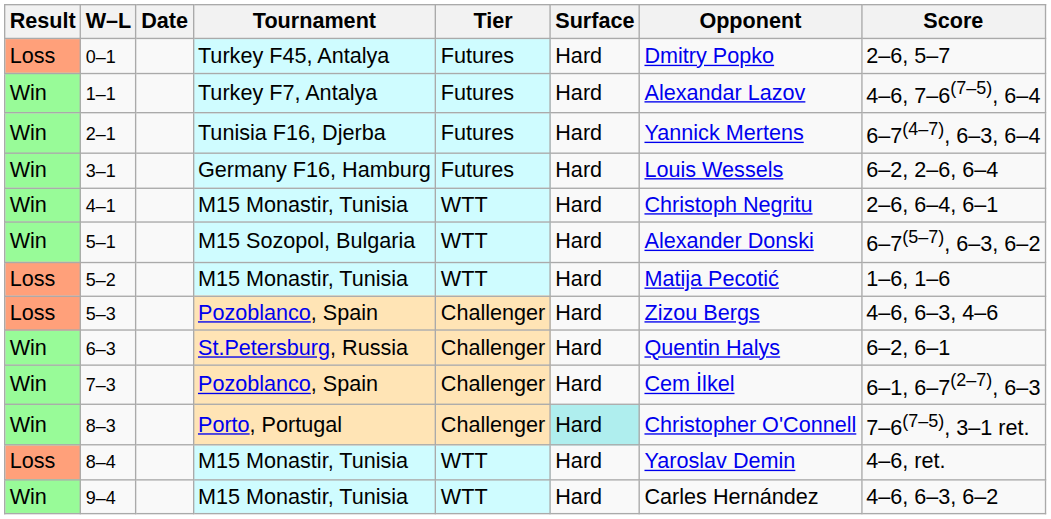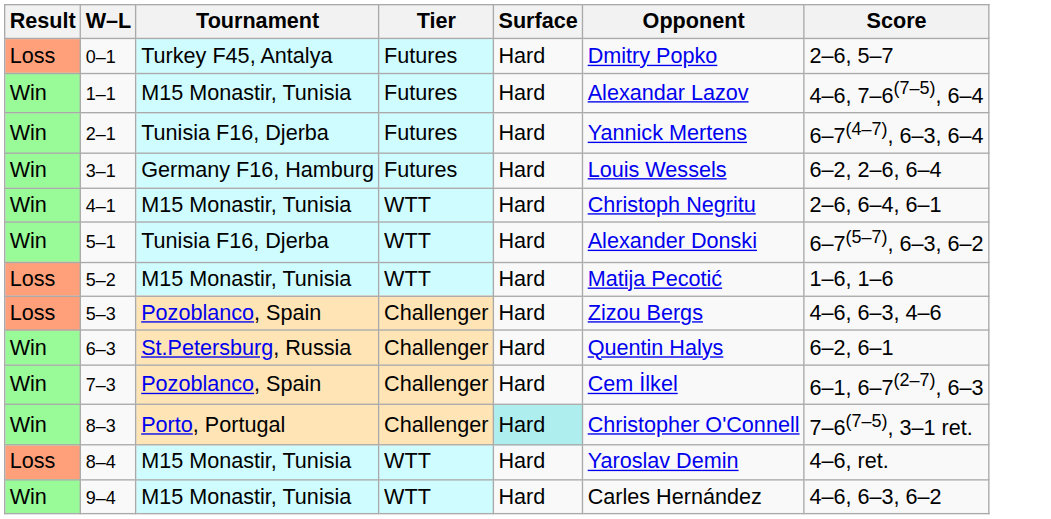- column: (165, 21)
(288, 93) Turkey F7, Antalya -> (246, 93) M15 Monastir, Tunisia
(307, 241) M15 Sozopol, Bulgaria -> (235, 241) Tunisia F16, Djerba
